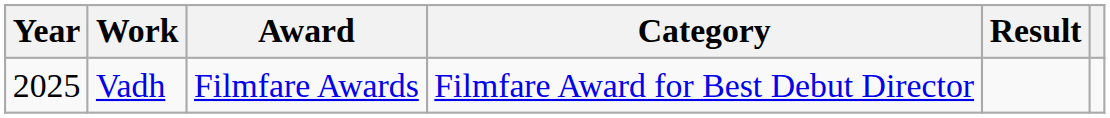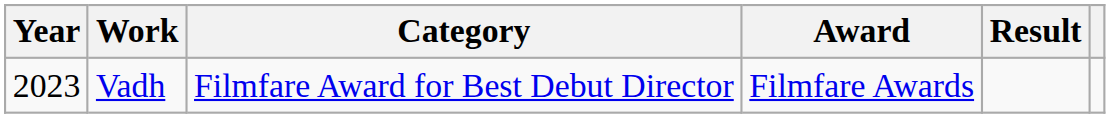columns swapped: (306, 31) <-> (704, 31)
(47, 84) 2025 -> (47, 84) 2023
